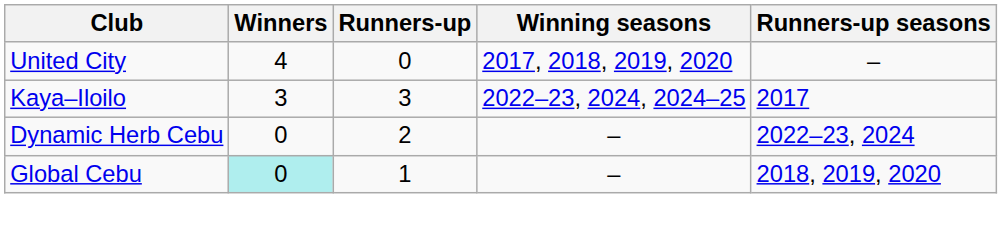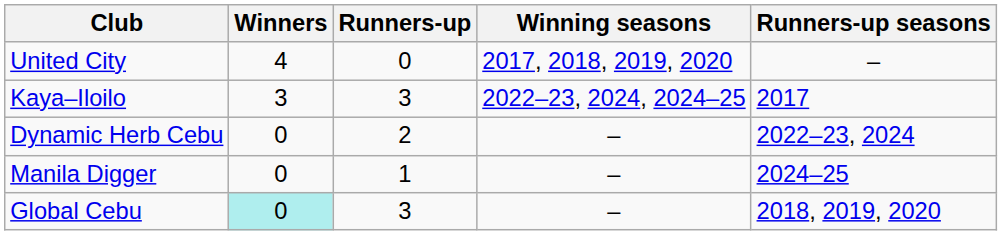+ row: (83, 173)
(405, 173) 1 -> (405, 211) 3
